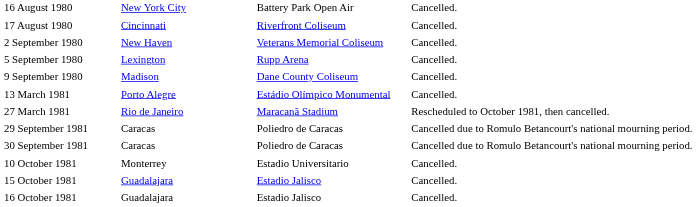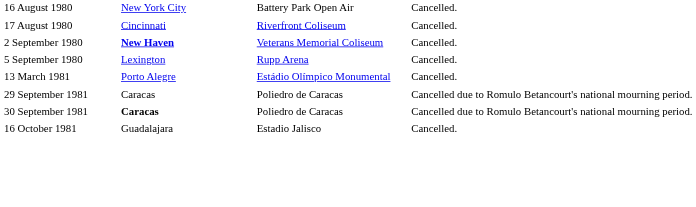(147, 42) normal -> (148, 42) bold
- row: (43, 76)
- row: (37, 111)
(138, 146) normal -> (140, 111) bold
- row: (40, 163)
- row: (40, 180)
